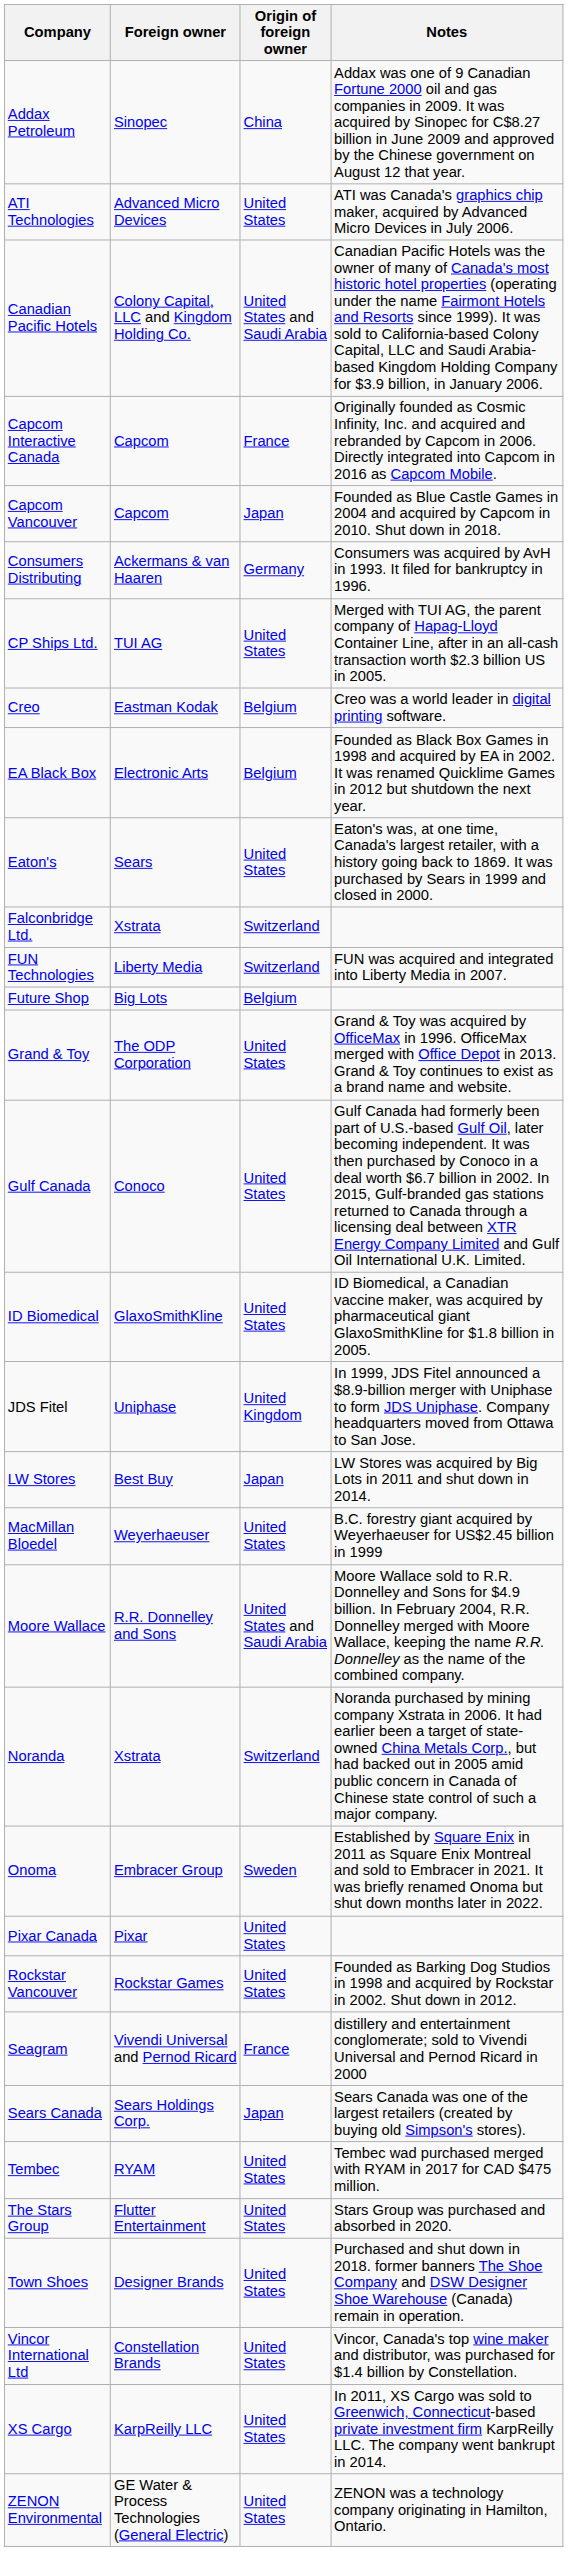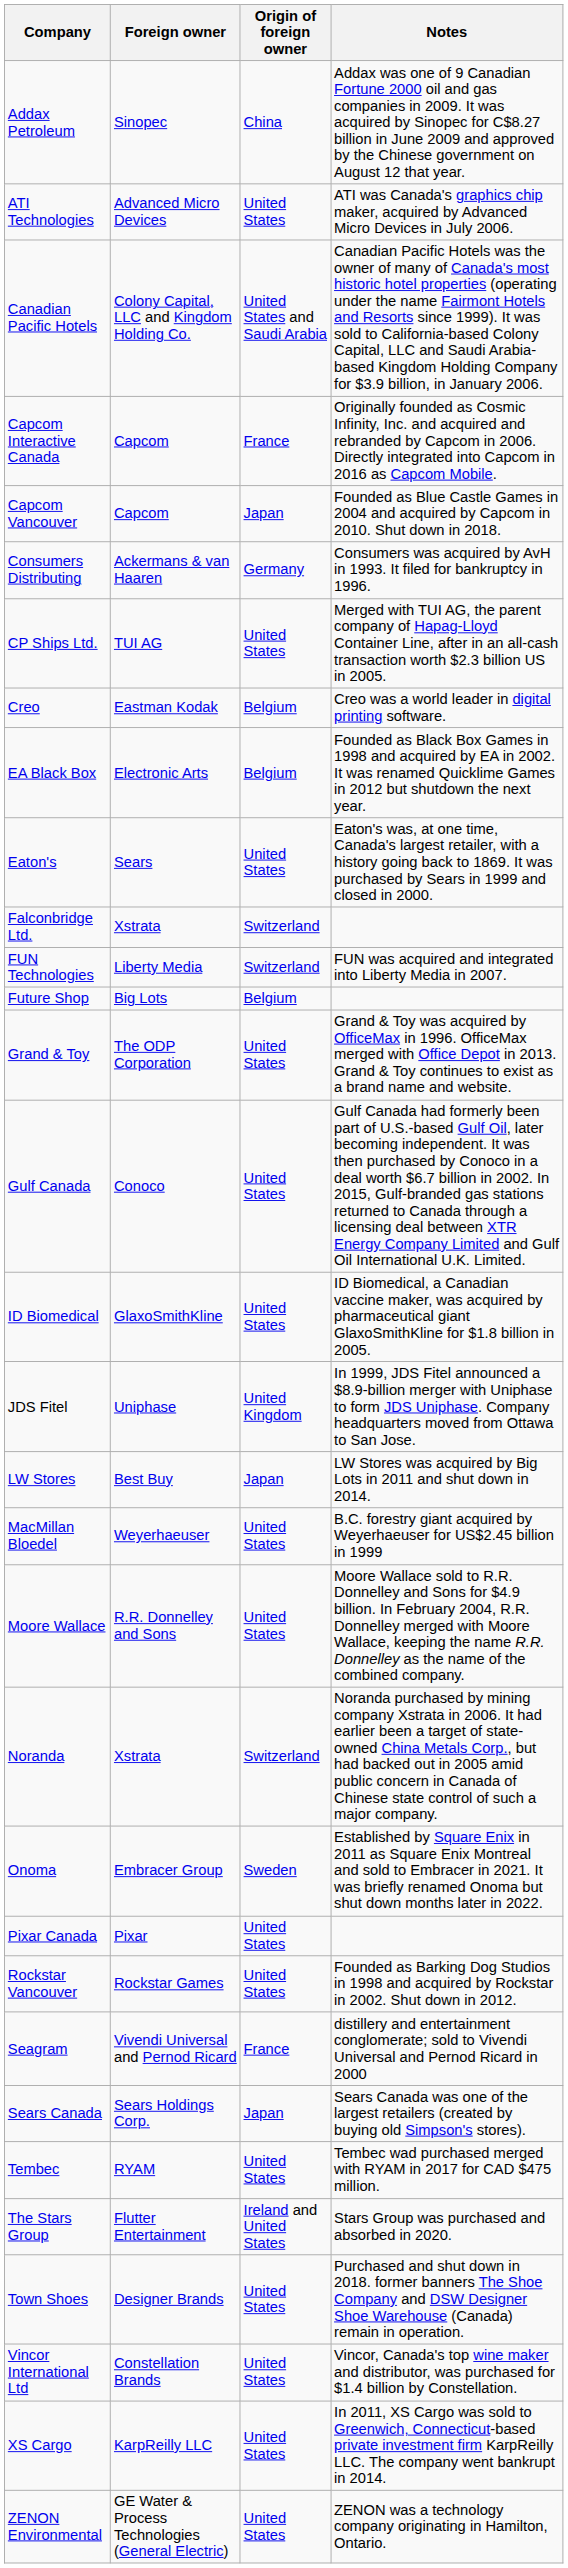(285, 1625) United States and Saudi Arabia -> (265, 1625) United States
(265, 2218) United States -> (280, 2226) Ireland and United States
